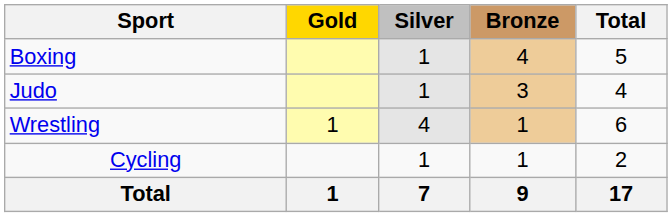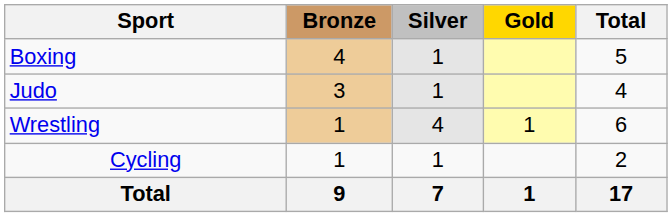columns swapped: (333, 21) <-> (523, 21)
